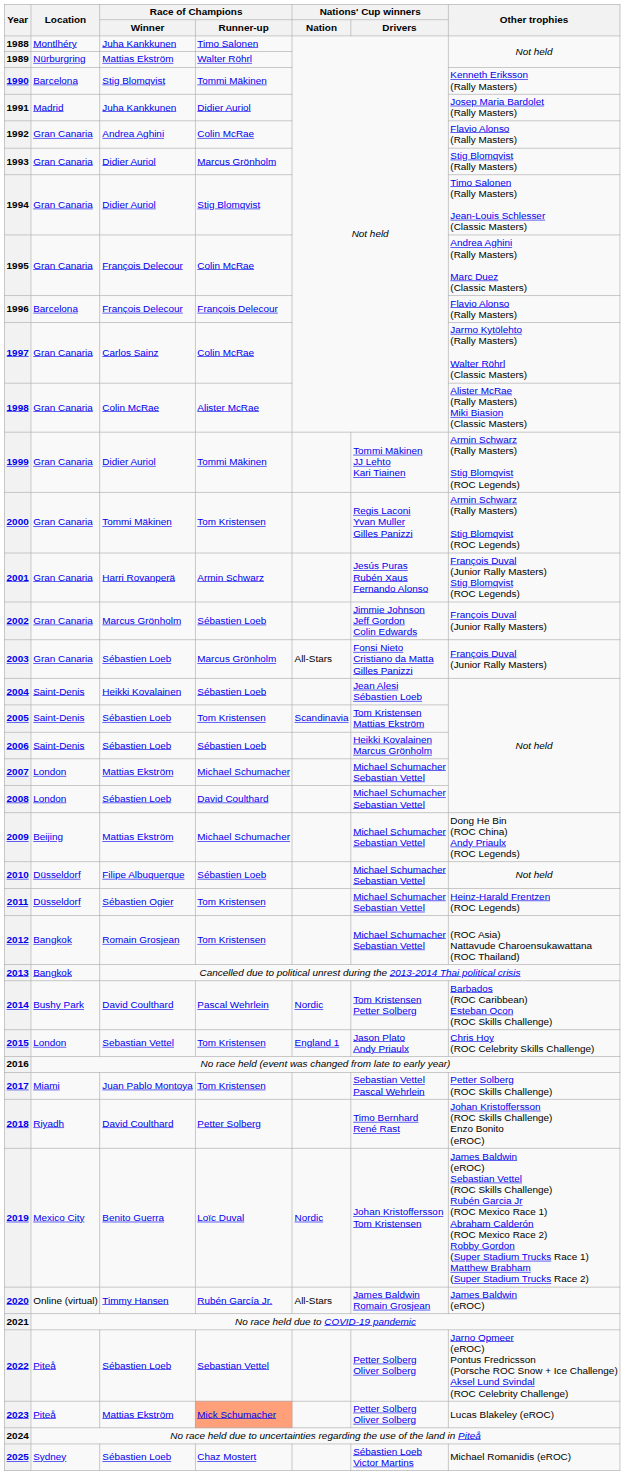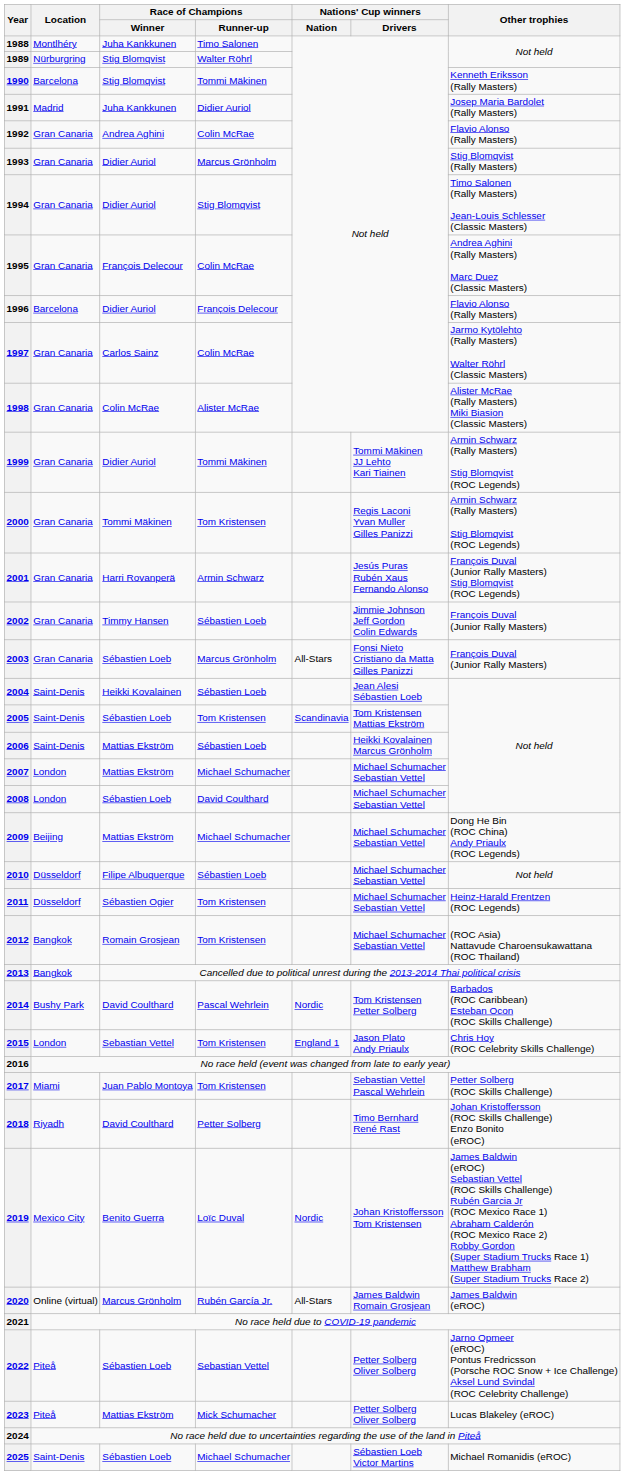(138, 59) Mattias Ekström -> (134, 59) Stig Blomqvist
(143, 309) François Delecour -> (129, 309) Didier Auriol
(142, 621) Marcus Grönholm -> (135, 621) Timmy Hansen
(137, 745) Sébastien Loeb -> (138, 745) Mattias Ekström
(135, 1300) Timmy Hansen -> (142, 1300) Marcus Grönholm
(237, 1414) lightsalmon background -> (237, 1414) no background
(50, 1457) Sydney -> (59, 1457) Saint-Denis
(227, 1457) Chaz Mostert -> (244, 1457) Michael Schumacher
